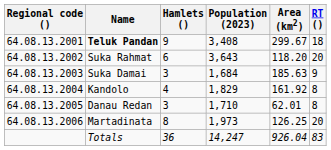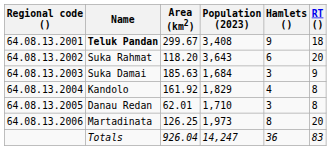columns swapped: (289, 19) <-> (183, 19)
